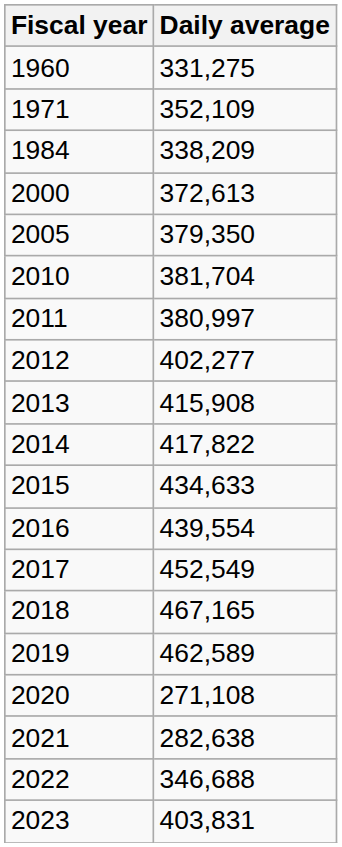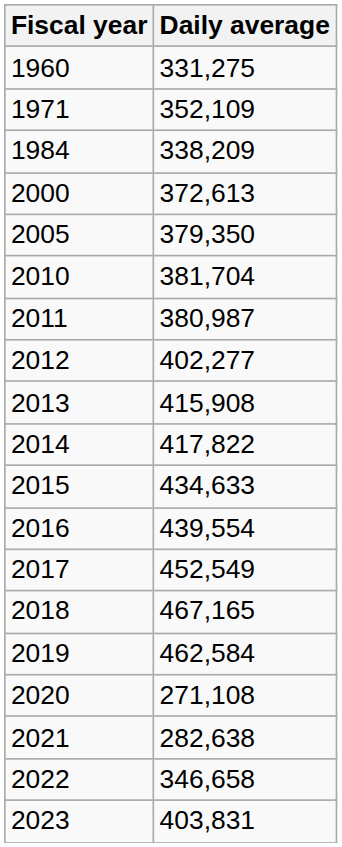(207, 318) 380,997 -> (207, 318) 380,987
(207, 653) 462,589 -> (207, 653) 462,584
(207, 779) 346,688 -> (207, 779) 346,658
